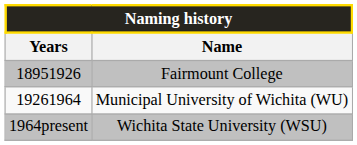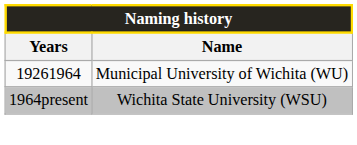- row: (222, 73)
